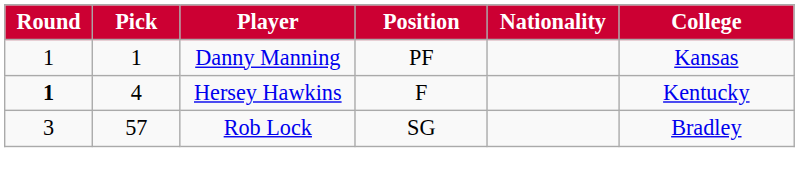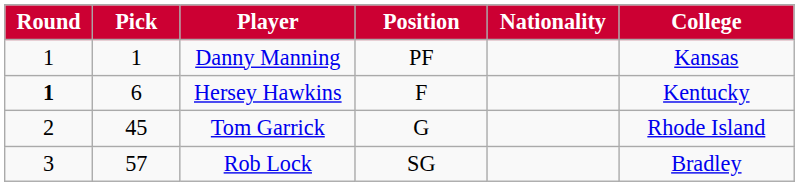(136, 92) 4 -> (136, 92) 6
+ row: (268, 127)
